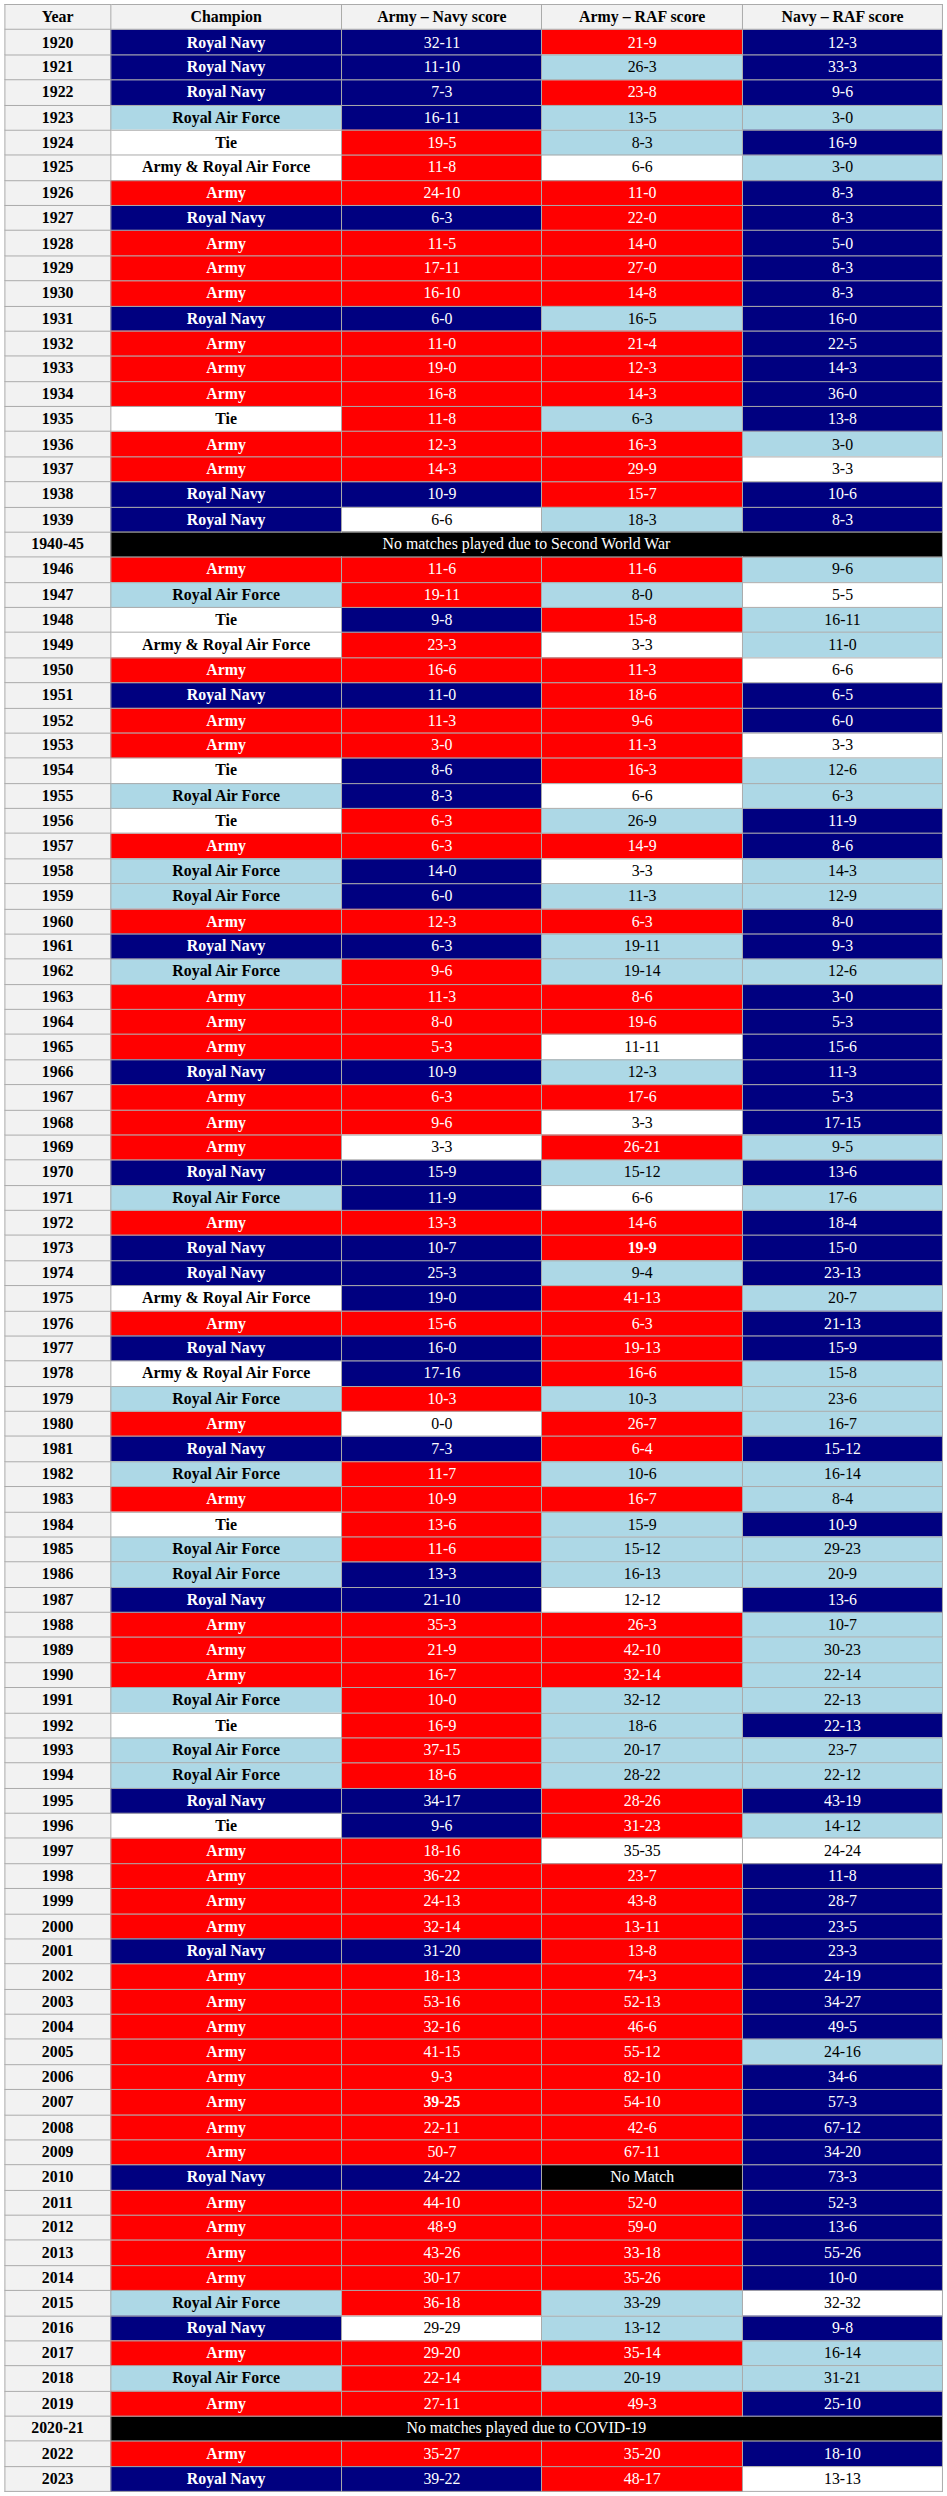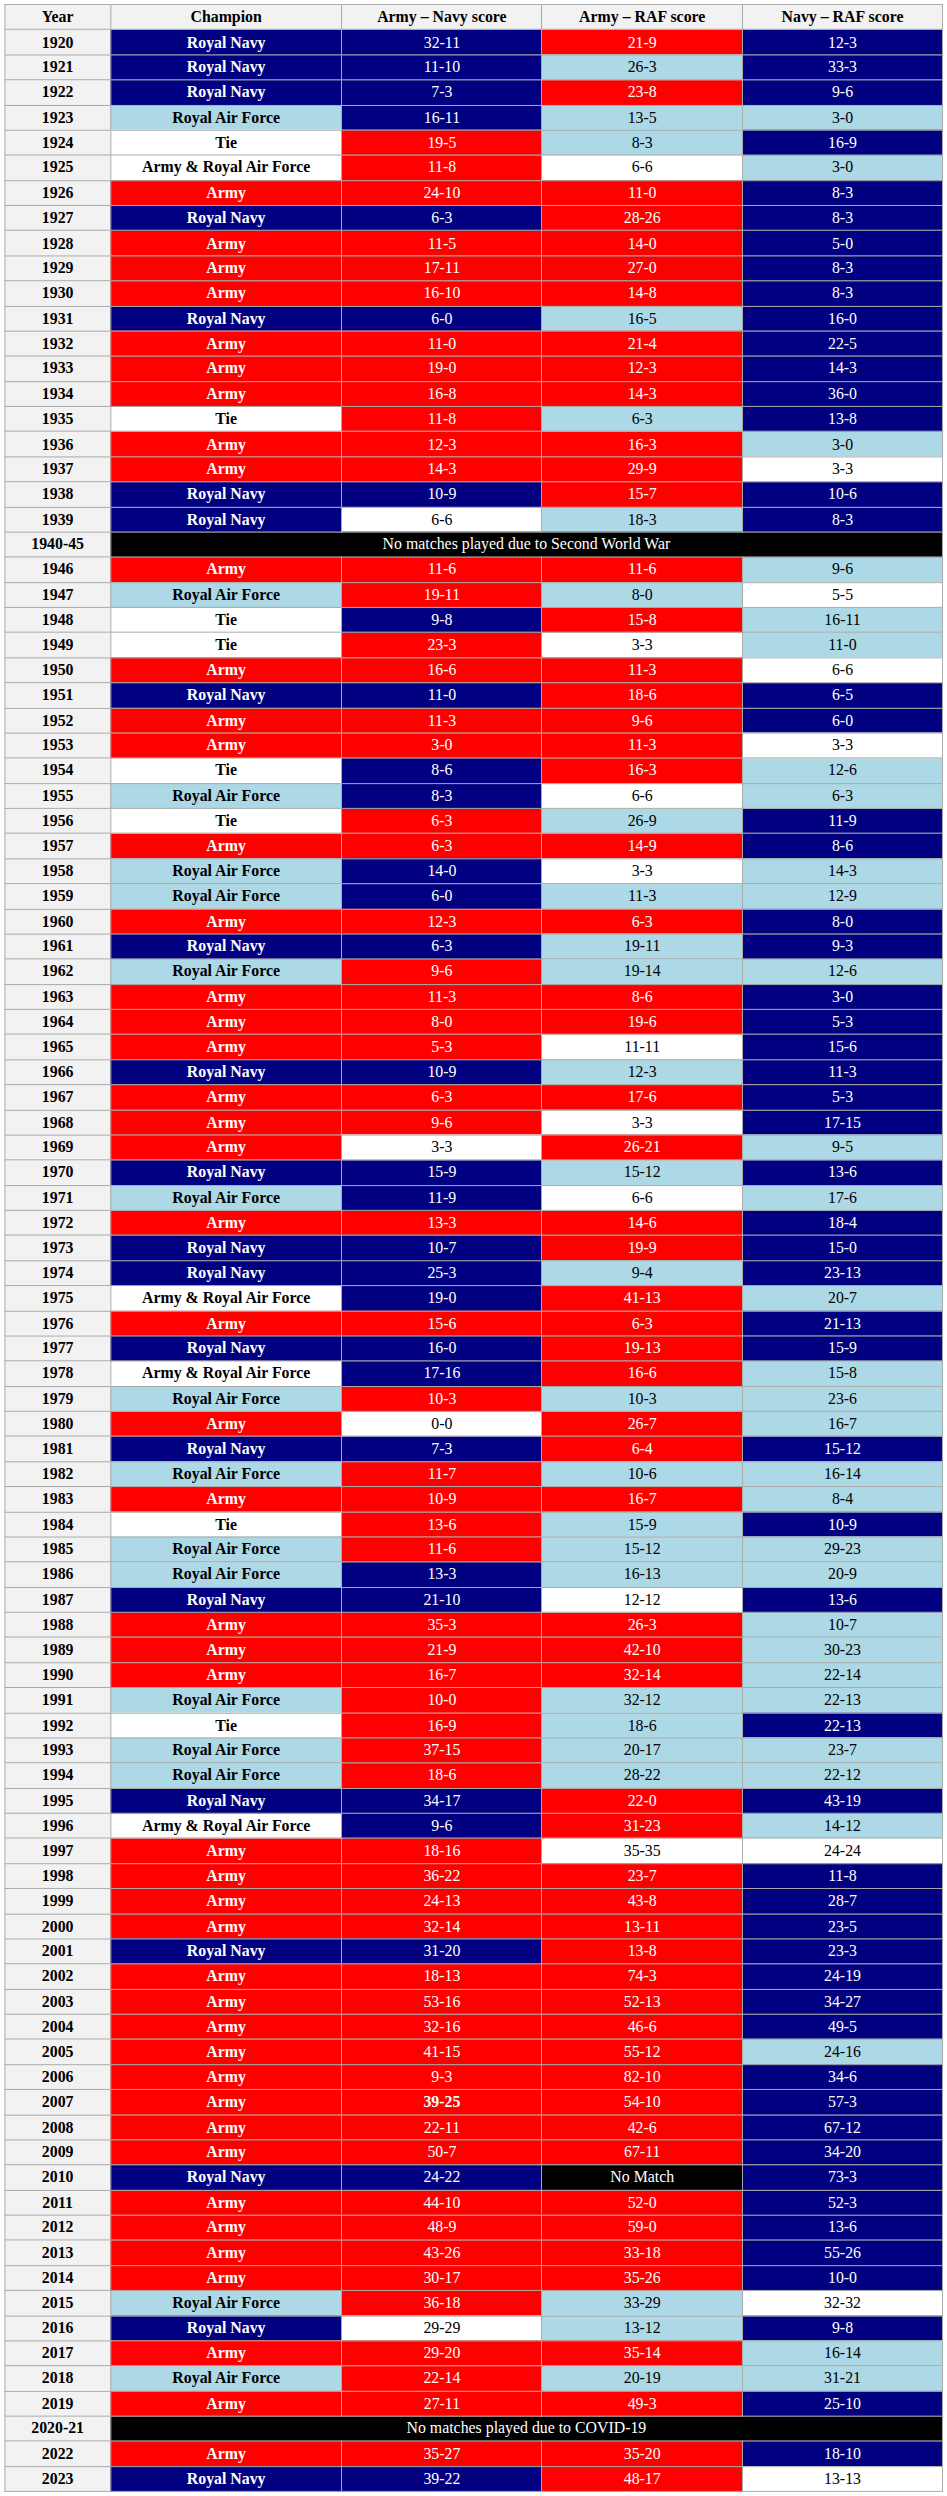(642, 218) 22-0 -> (642, 218) 28-26
(226, 645) Army & Royal Air Force -> (226, 645) Tie
(642, 1248) bold -> (642, 1248) normal
(642, 1800) 28-26 -> (642, 1800) 22-0
(226, 1825) Tie -> (226, 1825) Army & Royal Air Force
